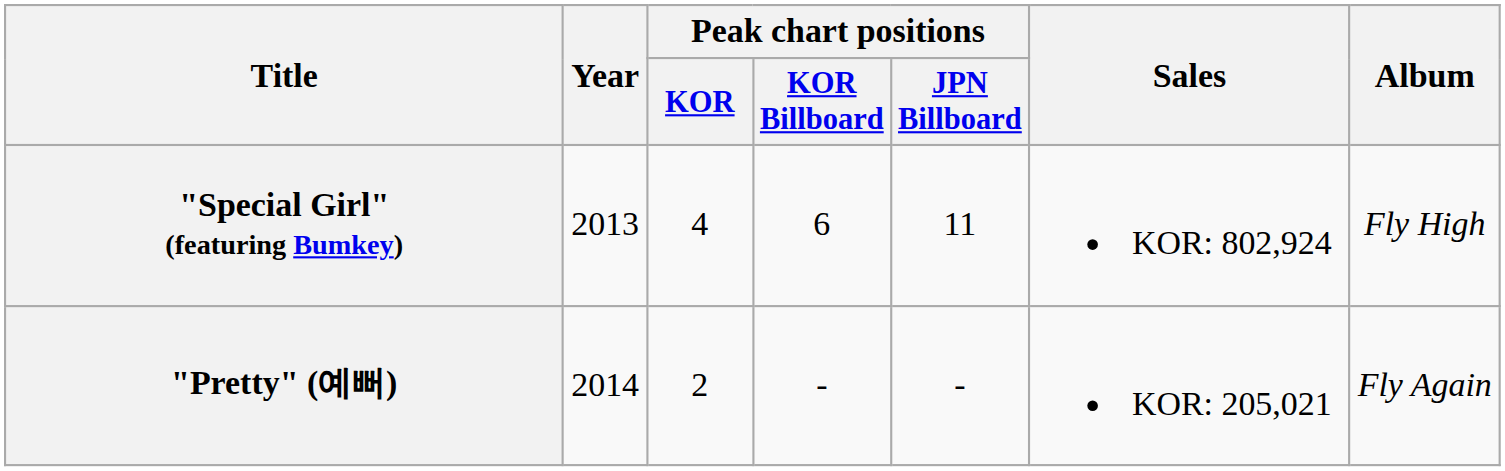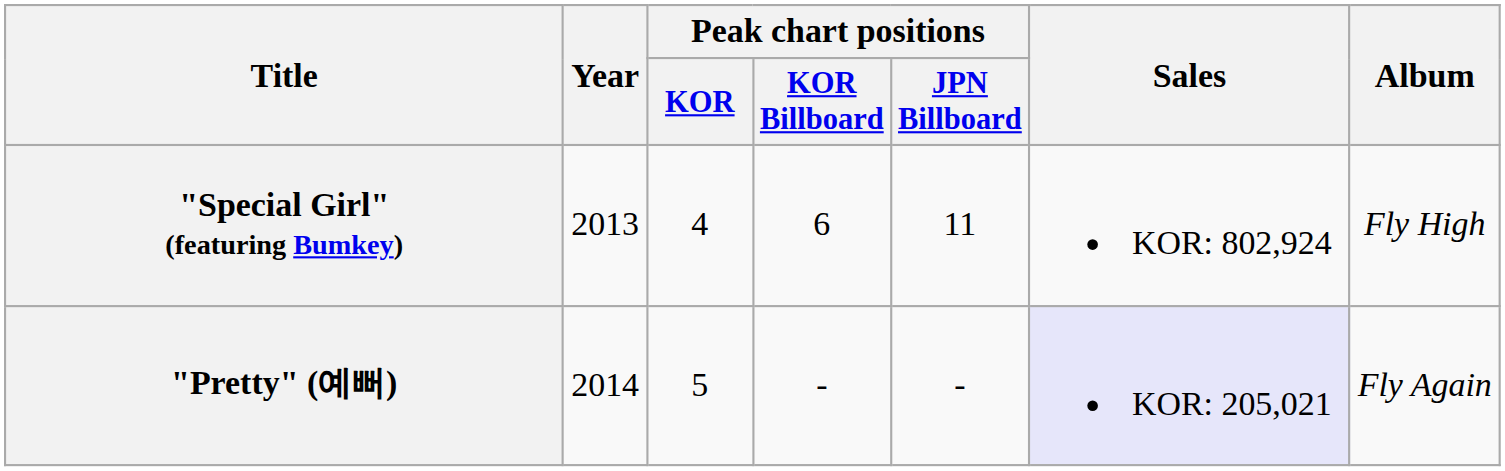(700, 384) 2 -> (700, 384) 5
(1189, 404) no background -> (1189, 404) lavender background
